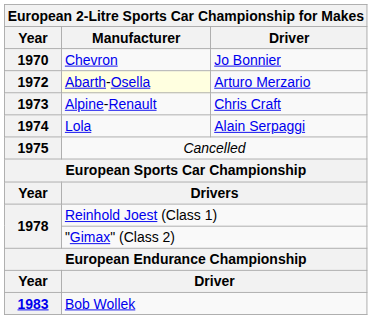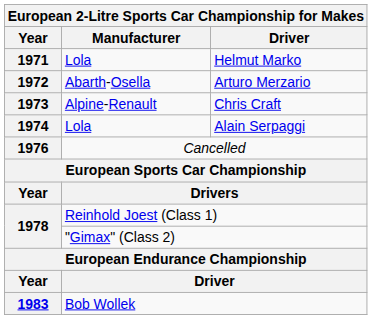- row: (248, 60)
+ row: (258, 60)
(108, 82) lightyellow background -> (108, 82) no background
(33, 149) 1975 -> (33, 149) 1976
